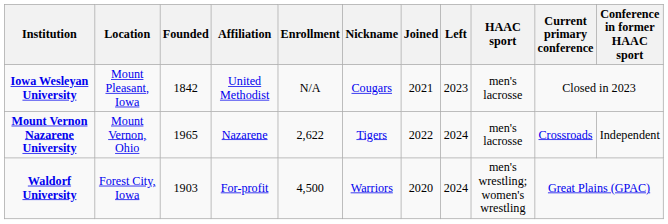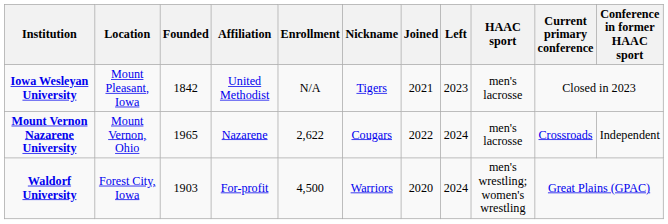(372, 88) Cougars -> (372, 88) Tigers
(372, 134) Tigers -> (372, 134) Cougars
